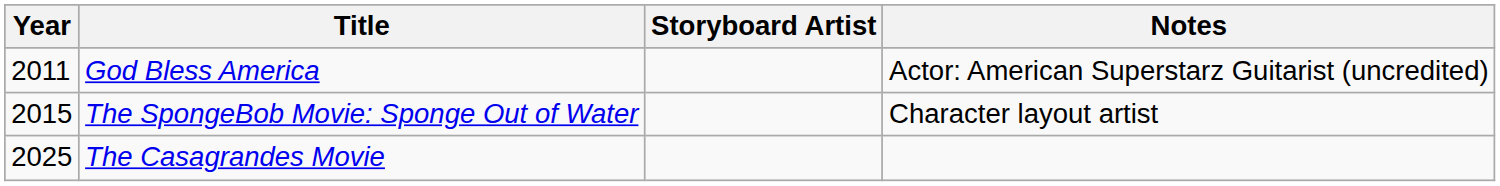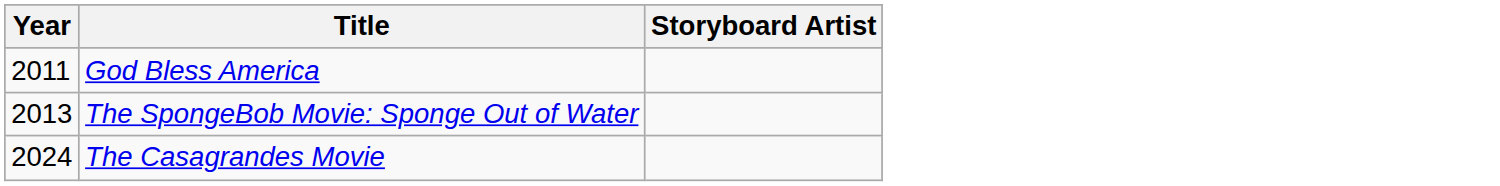- column: (1189, 26)
(42, 113) 2015 -> (42, 113) 2013
(42, 157) 2025 -> (42, 157) 2024
